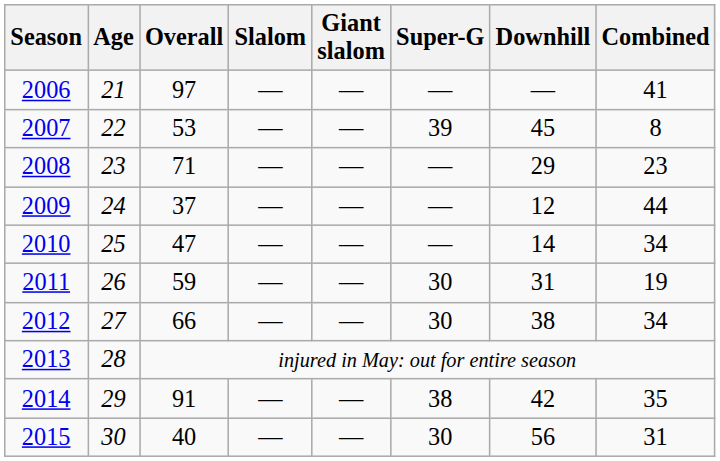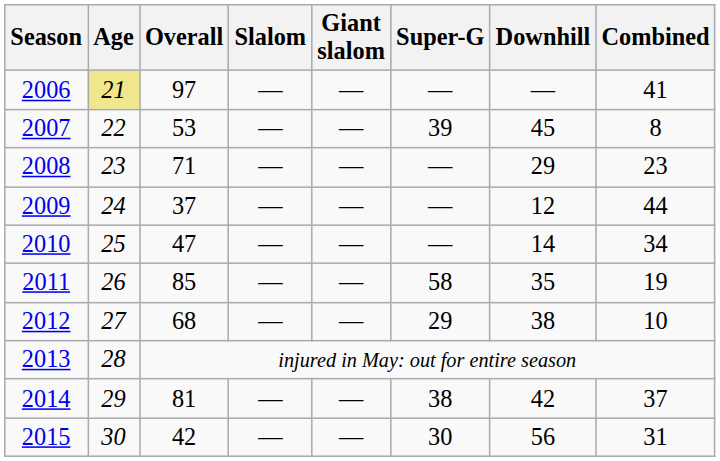(113, 89) no background -> (113, 89) khaki background
(184, 282) 59 -> (184, 282) 85
(440, 282) 30 -> (440, 282) 58
(543, 282) 31 -> (543, 282) 35
(184, 321) 66 -> (184, 321) 68
(440, 321) 30 -> (440, 321) 29
(655, 321) 34 -> (655, 321) 10
(184, 398) 91 -> (184, 398) 81
(655, 398) 35 -> (655, 398) 37
(184, 436) 40 -> (184, 436) 42
